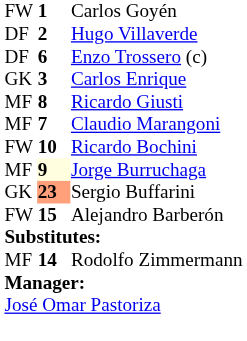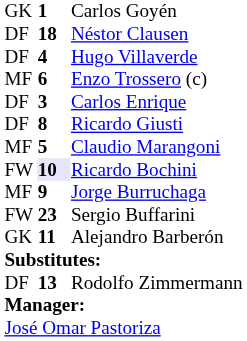(19, 11) FW -> (18, 11) GK
+ row: (130, 33)
(42, 33) 2 -> (42, 56) 4
(17, 56) DF -> (18, 78) MF
(18, 78) GK -> (17, 101) DF
(18, 101) MF -> (17, 124) DF
(42, 124) 7 -> (42, 146) 5
(47, 146) no background -> (47, 169) lavender background
(42, 169) lightyellow background -> (42, 192) no background
(18, 192) GK -> (19, 214) FW
(47, 192) lightsalmon background -> (47, 214) no background
(19, 214) FW -> (18, 237) GK
(47, 214) 15 -> (47, 237) 11
(18, 259) MF -> (17, 282) DF
(47, 259) 14 -> (47, 282) 13
